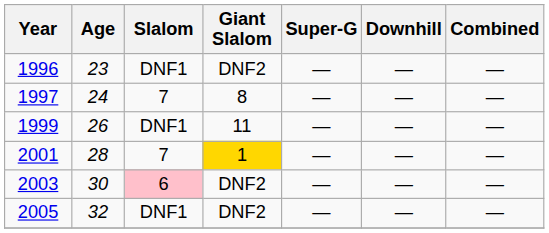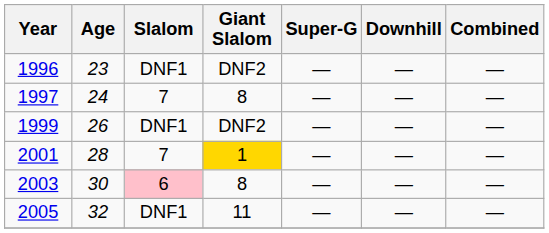(242, 126) 11 -> (242, 126) DNF2
(242, 184) DNF2 -> (242, 184) 8
(242, 213) DNF2 -> (242, 213) 11
